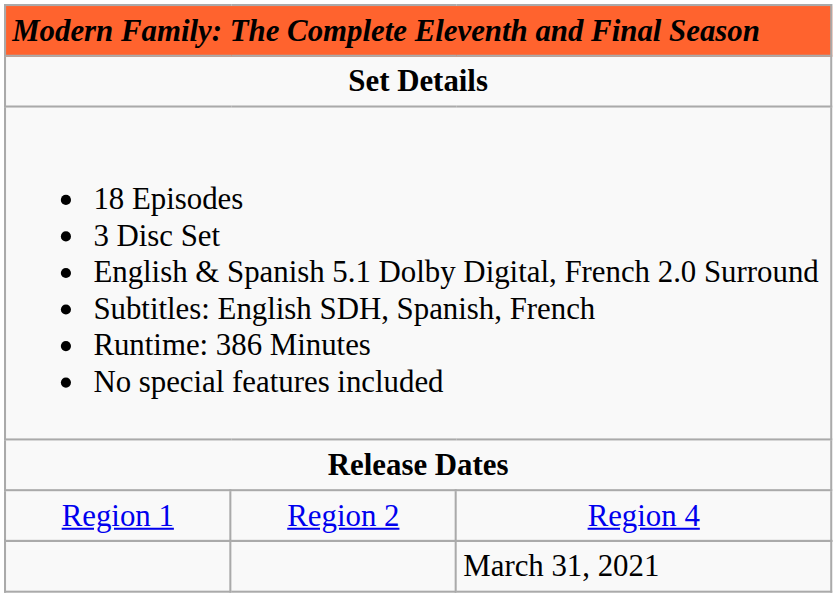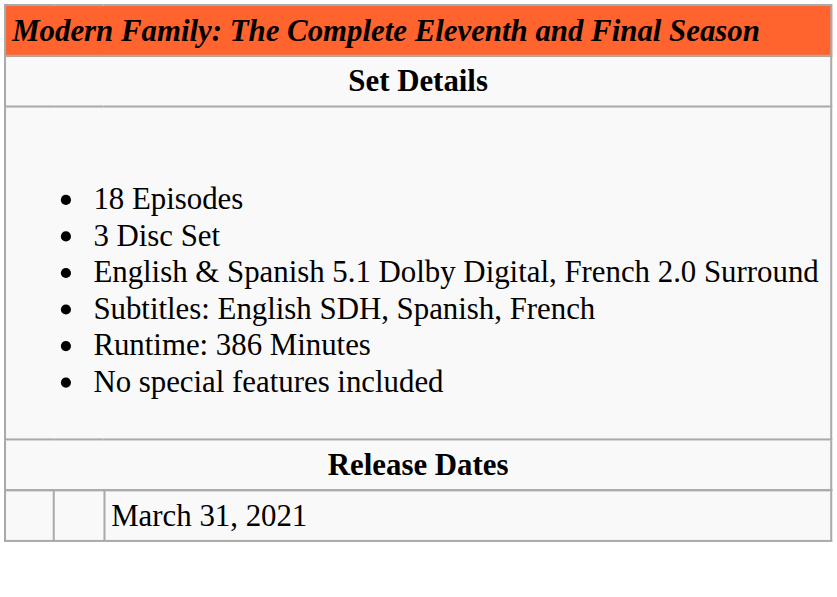- row: (118, 514)
